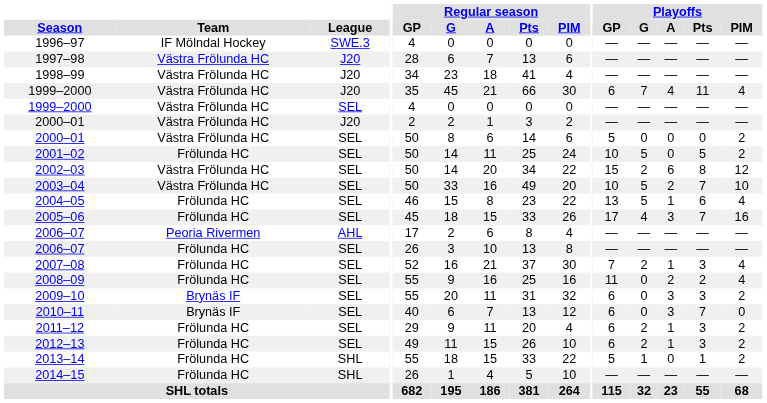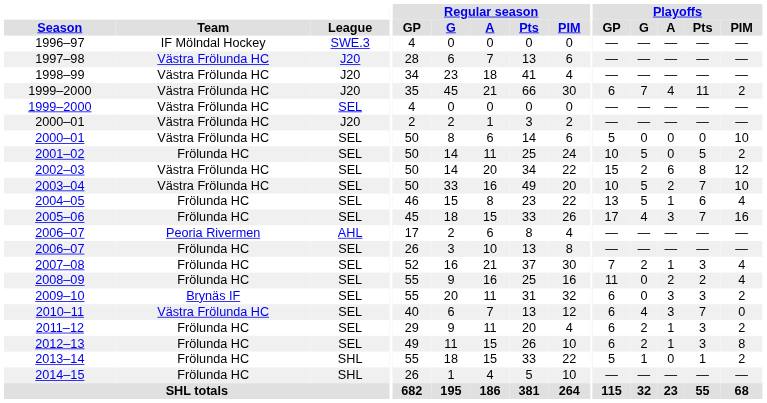(742, 91) 4 -> (742, 91) 2
(742, 138) 2 -> (742, 138) 10
(213, 312) Brynäs IF -> (213, 312) Västra Frölunda HC
(644, 312) 0 -> (644, 312) 4
(742, 343) 2 -> (742, 343) 8
